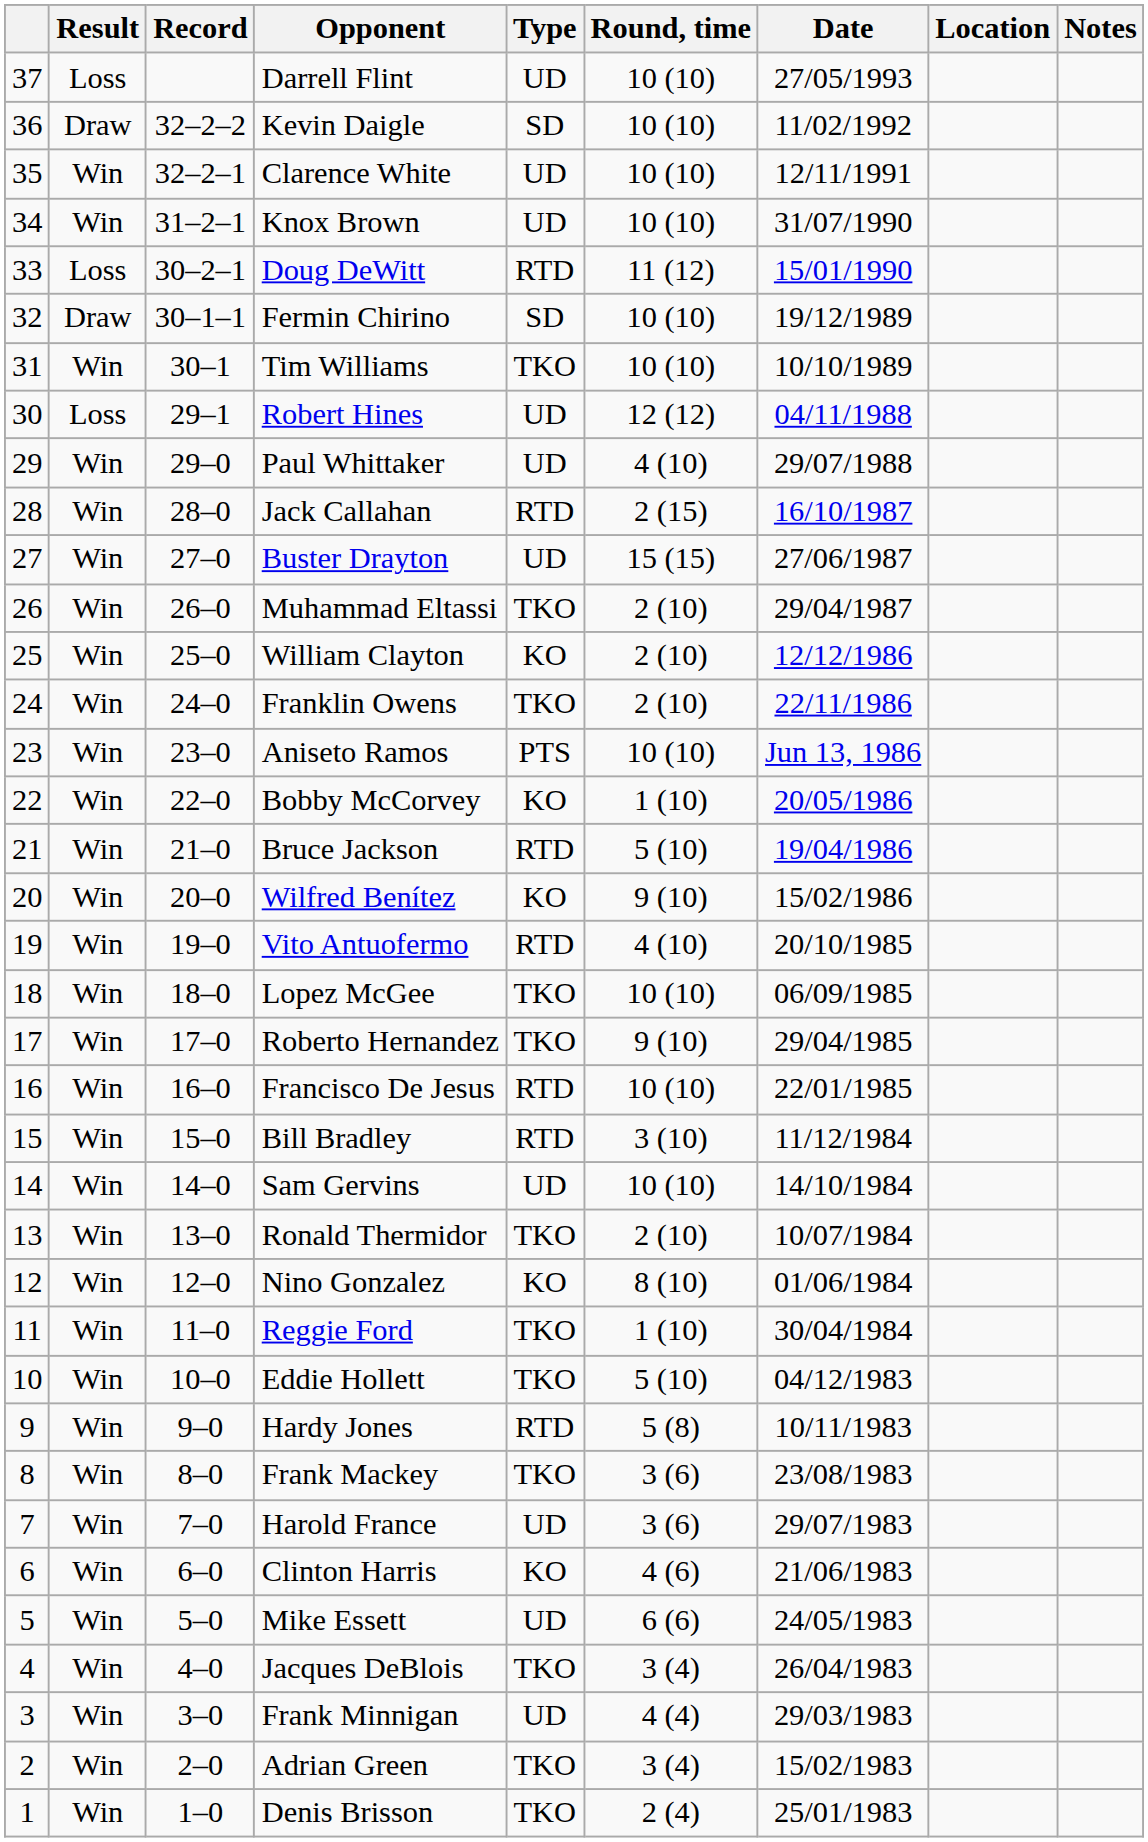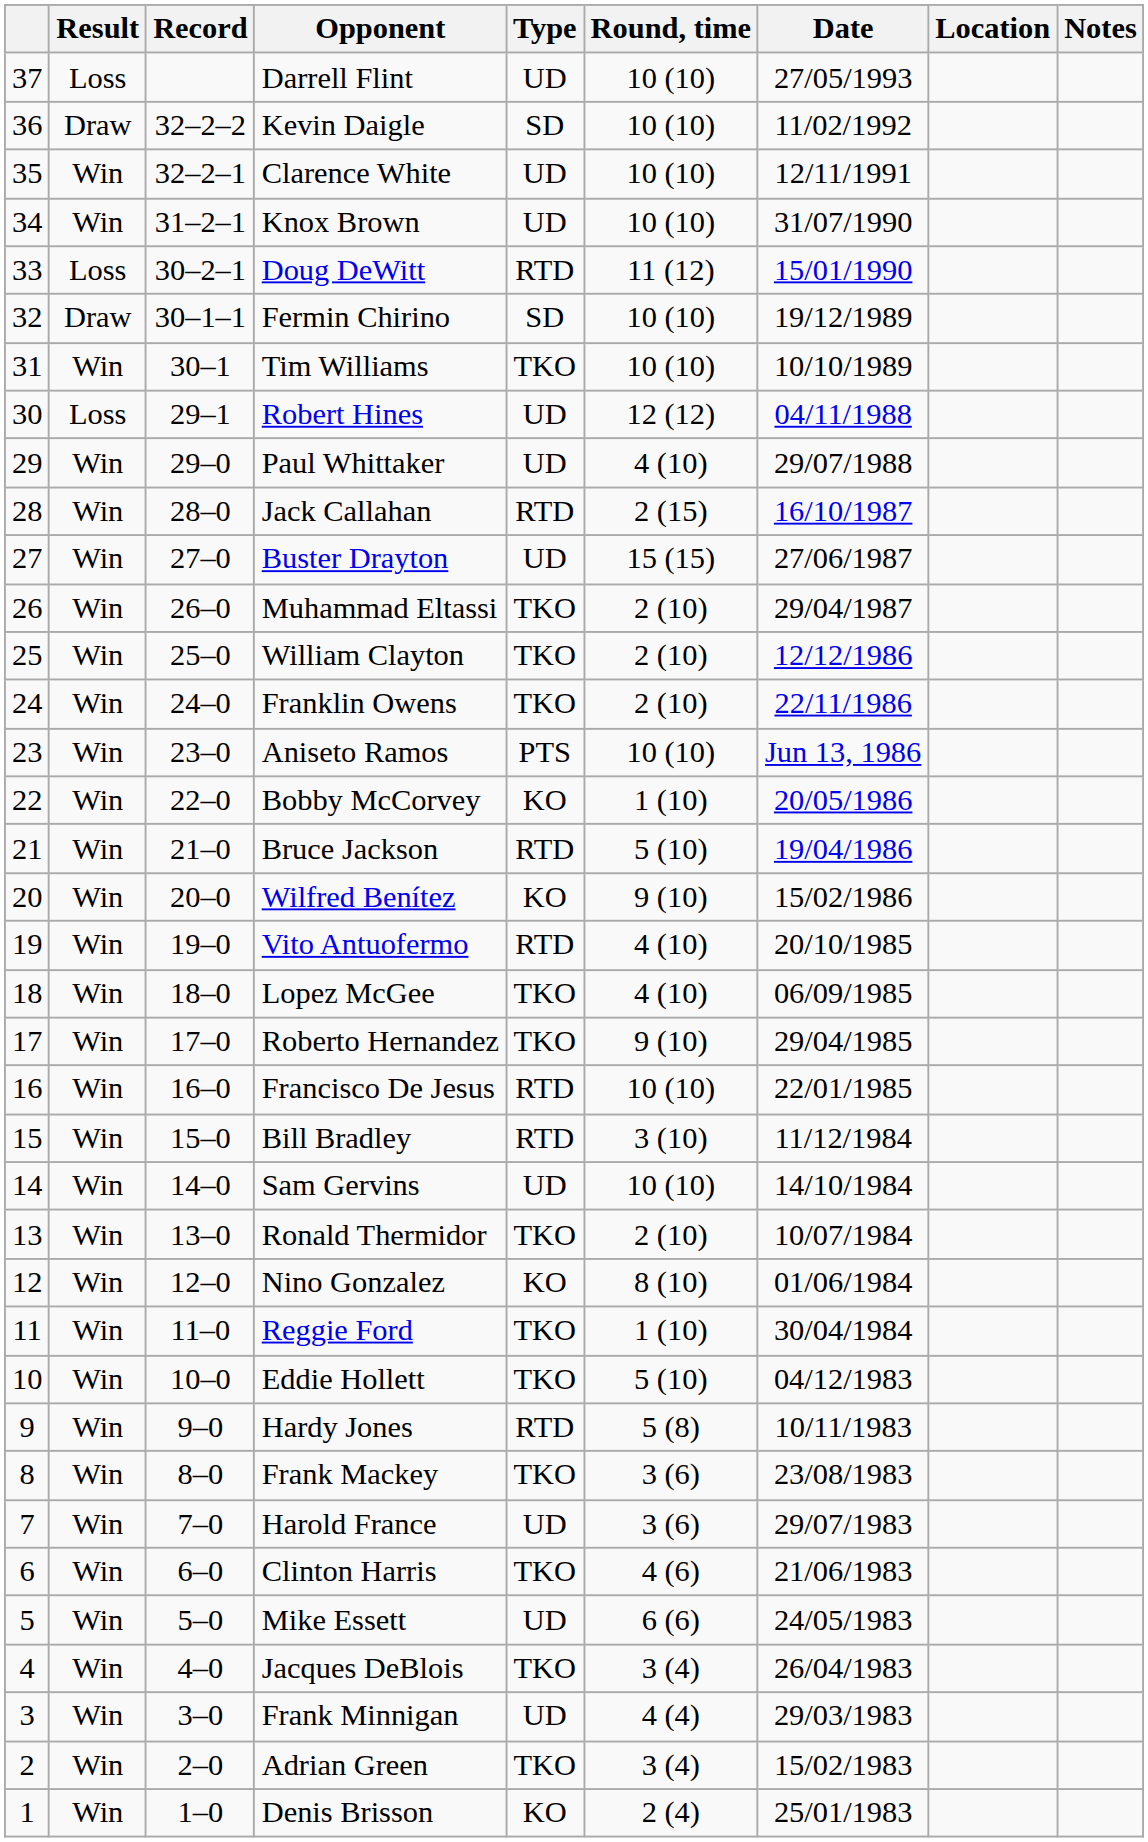(545, 655) KO -> (545, 655) TKO
(671, 992) 10 (10) -> (671, 992) 4 (10)
(545, 1571) KO -> (545, 1571) TKO
(545, 1812) TKO -> (545, 1812) KO
